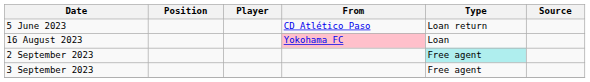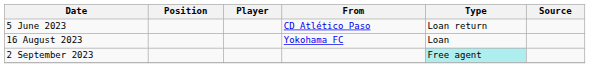(314, 41) pink background -> (314, 41) no background
- row: (50, 70)
